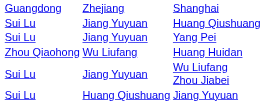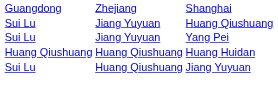(42, 53) Zhou Qiaohong -> (49, 53) Huang Qiushuang
(110, 53) Wu Liufang -> (139, 53) Huang Qiushuang
- row: (201, 74)
